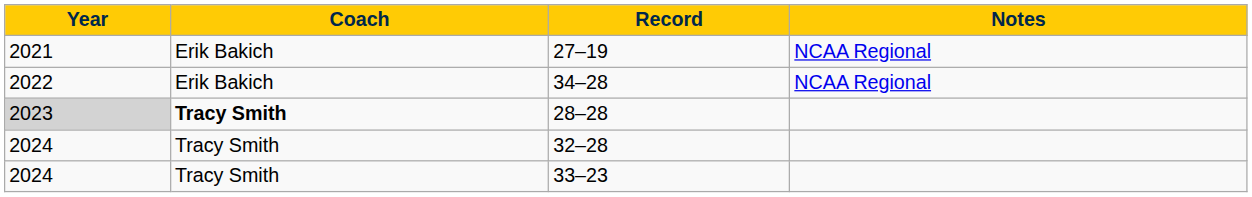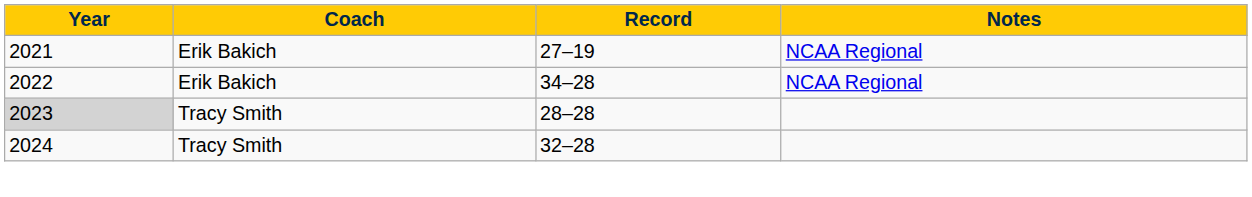(231, 113) bold -> (230, 113) normal
- row: (581, 176)
